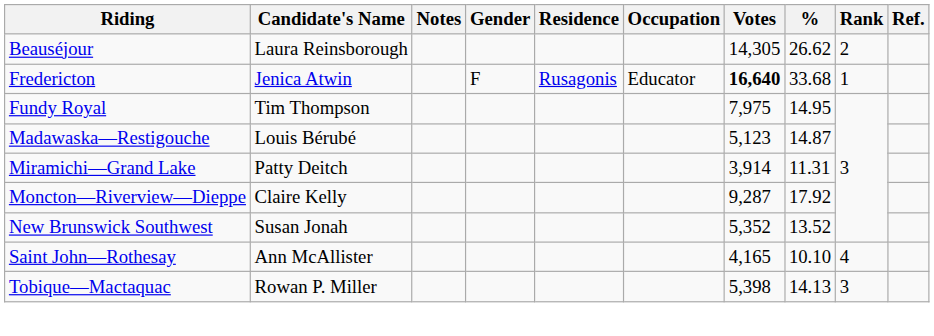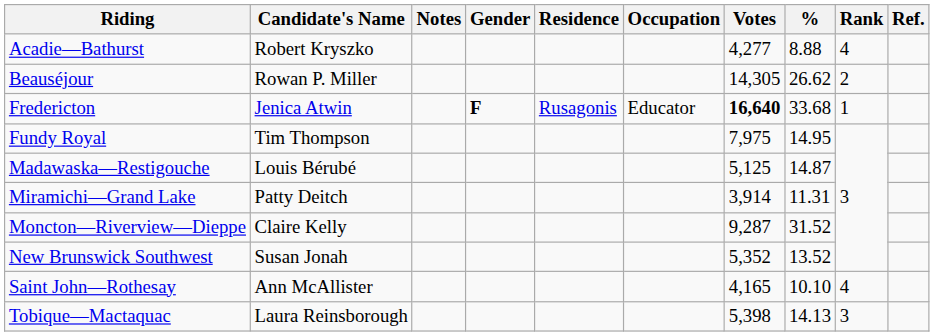+ row: (76, 49)
(331, 49) Laura Reinsborough -> (316, 78) Rowan P. Miller
(475, 78) normal -> (476, 108) bold
(750, 138) 5,123 -> (750, 167) 5,125
(810, 197) 17.92 -> (810, 227) 31.52
(316, 286) Rowan P. Miller -> (331, 316) Laura Reinsborough
